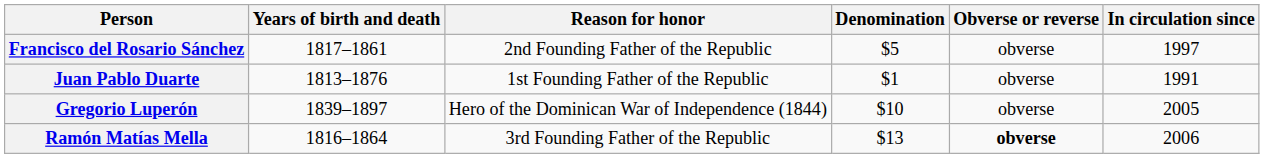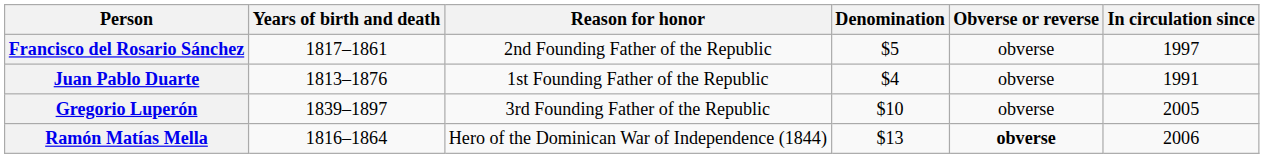(890, 79) $1 -> (890, 79) $4
(638, 109) Hero of the Dominican War of Independence (1844) -> (638, 109) 3rd Founding Father of the Republic
(638, 138) 3rd Founding Father of the Republic -> (638, 138) Hero of the Dominican War of Independence (1844)
